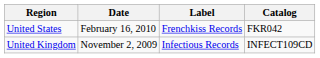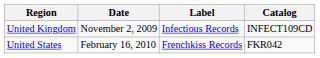rows swapped: (41, 45) <-> (34, 28)
